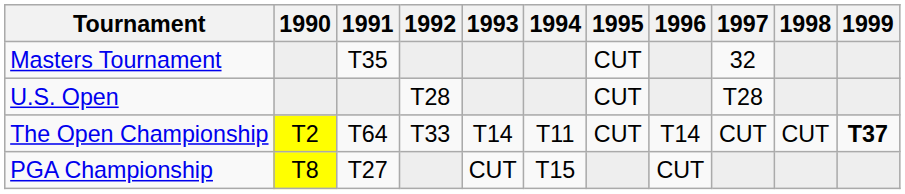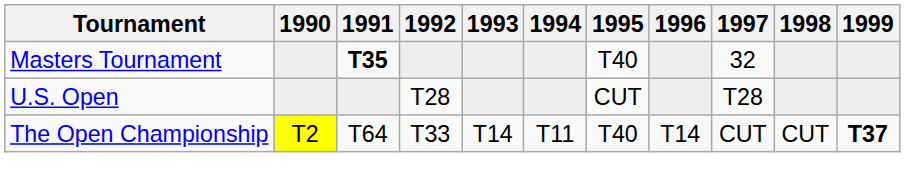(368, 60) normal -> (368, 60) bold
(618, 60) CUT -> (618, 60) T40
(618, 134) CUT -> (618, 134) T40
- row: (112, 171)
